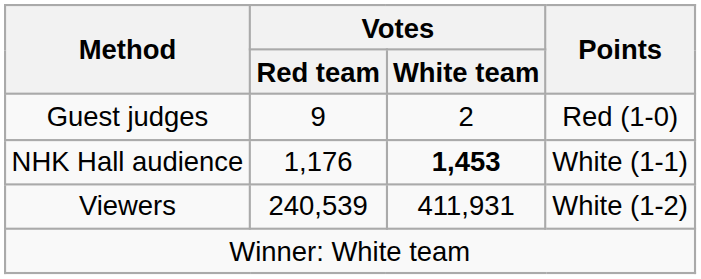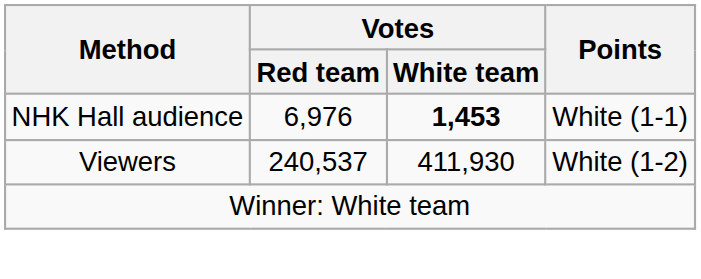- row: (127, 117)
(318, 162) 1,176 -> (318, 117) 6,976
(318, 206) 240,539 -> (318, 162) 240,537
(466, 206) 411,931 -> (466, 162) 411,930
